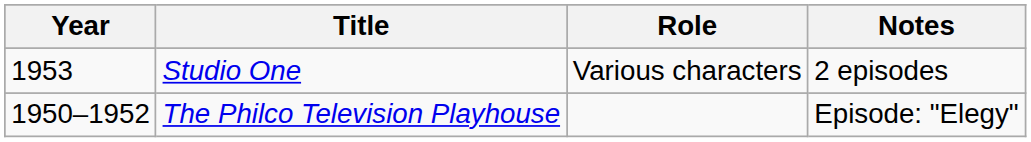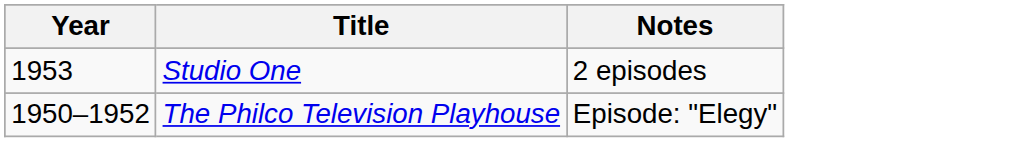- column: (687, 26)
